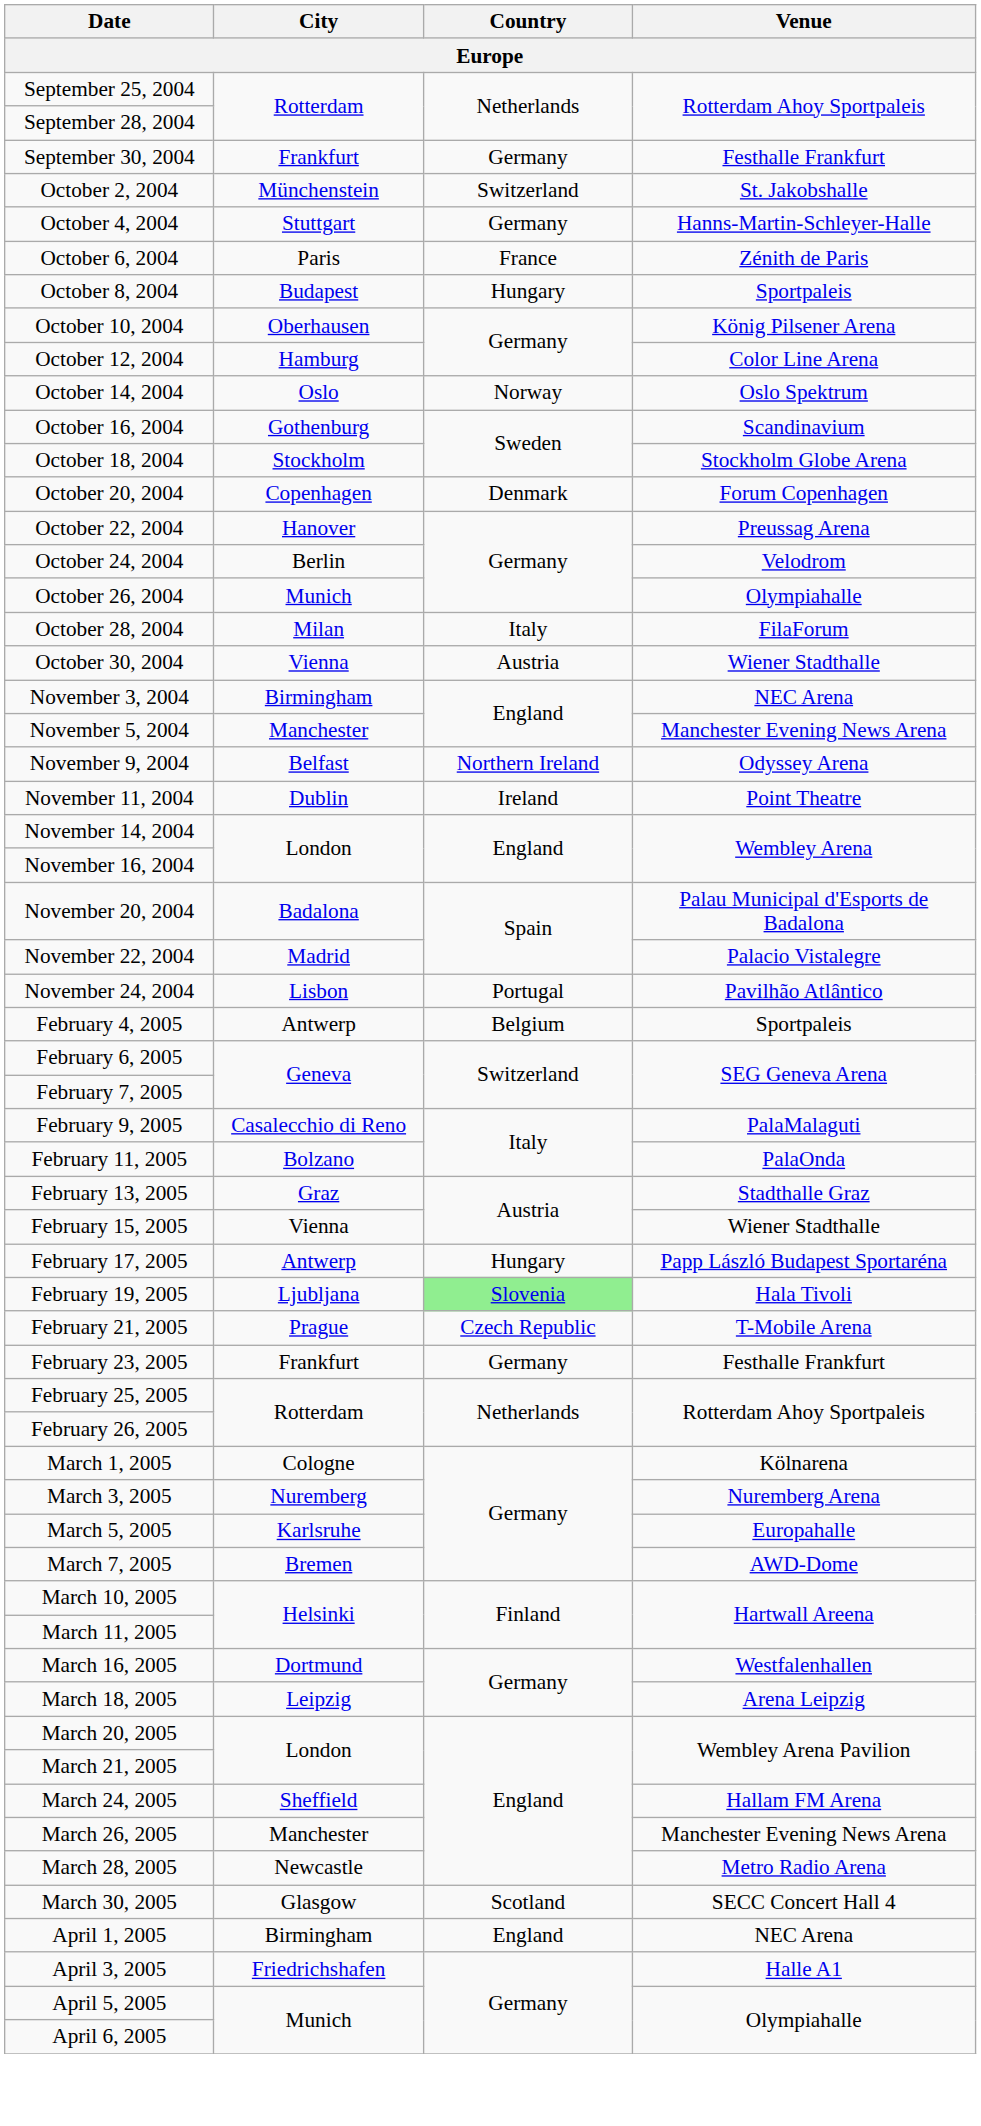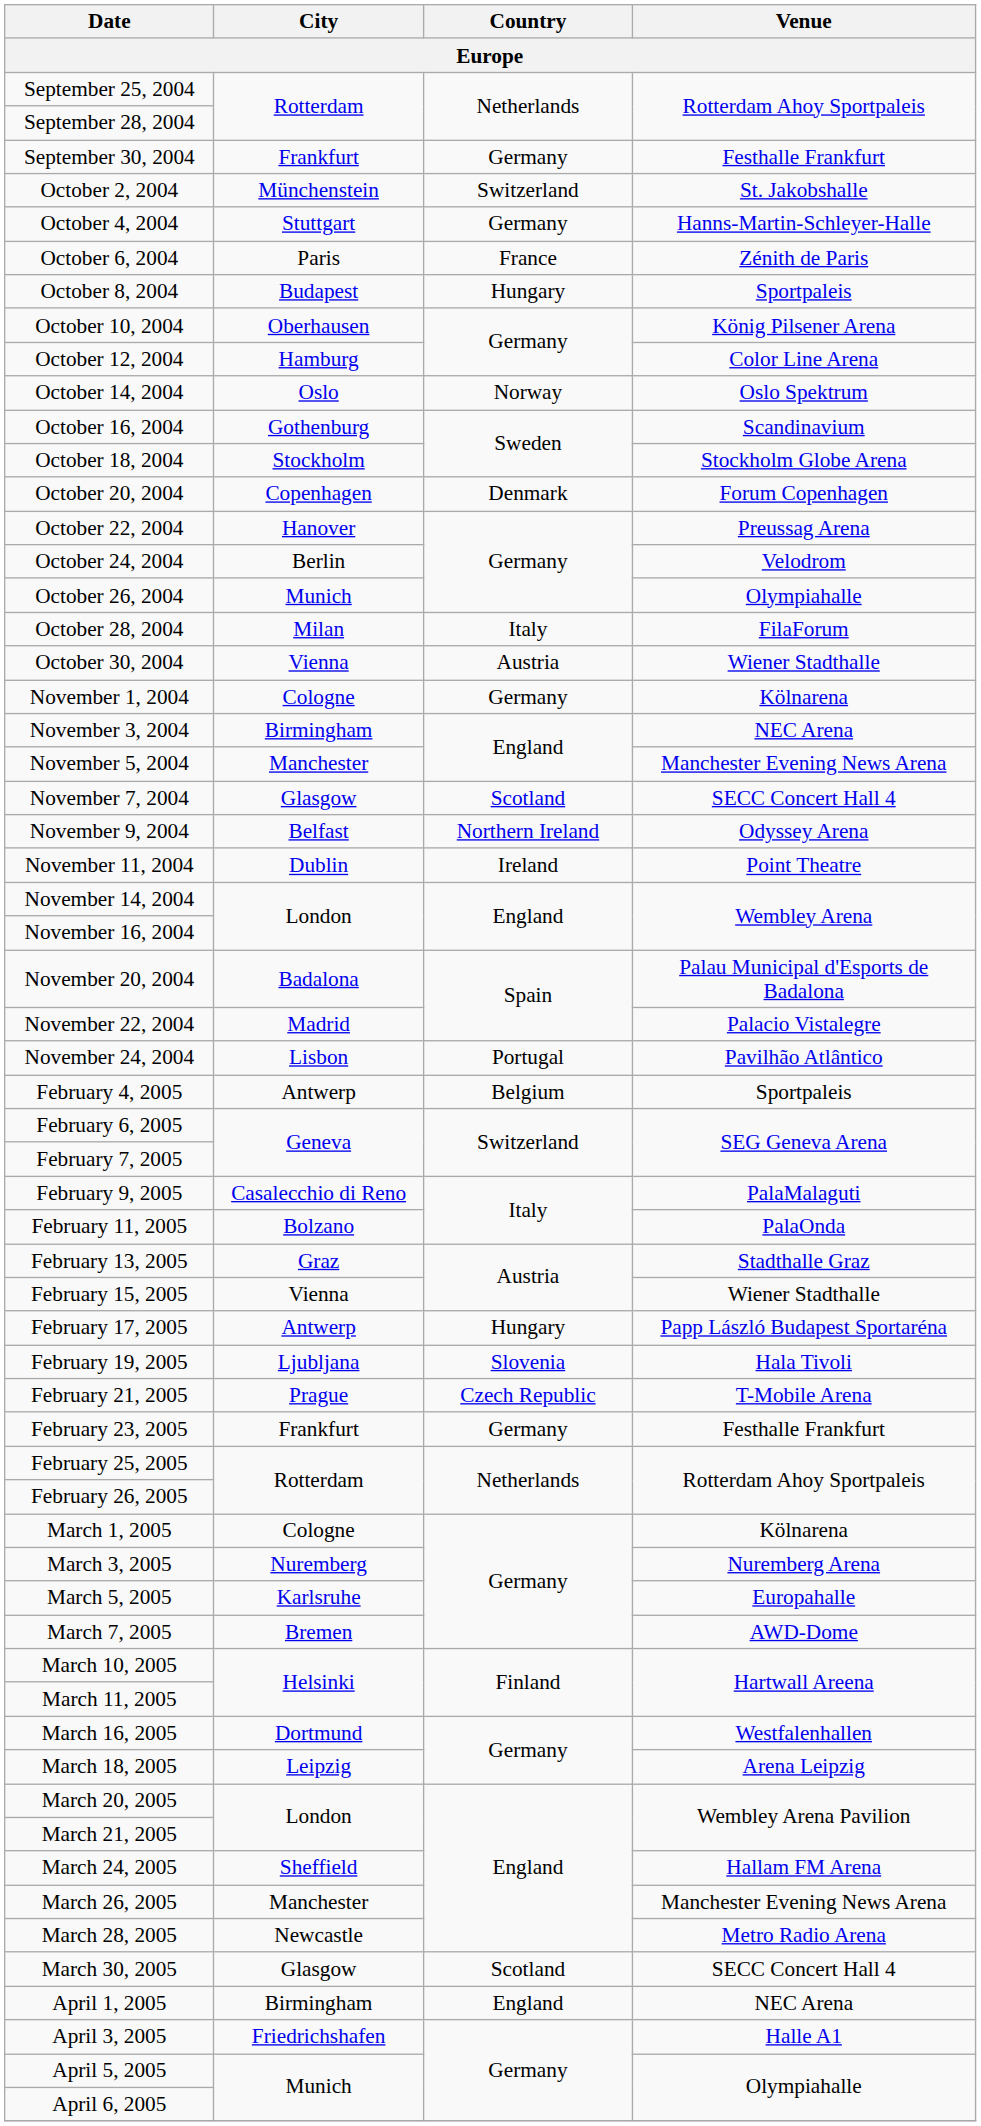+ row: (109, 696)
+ row: (109, 797)
(528, 1294) lightgreen background -> (528, 1361) no background
